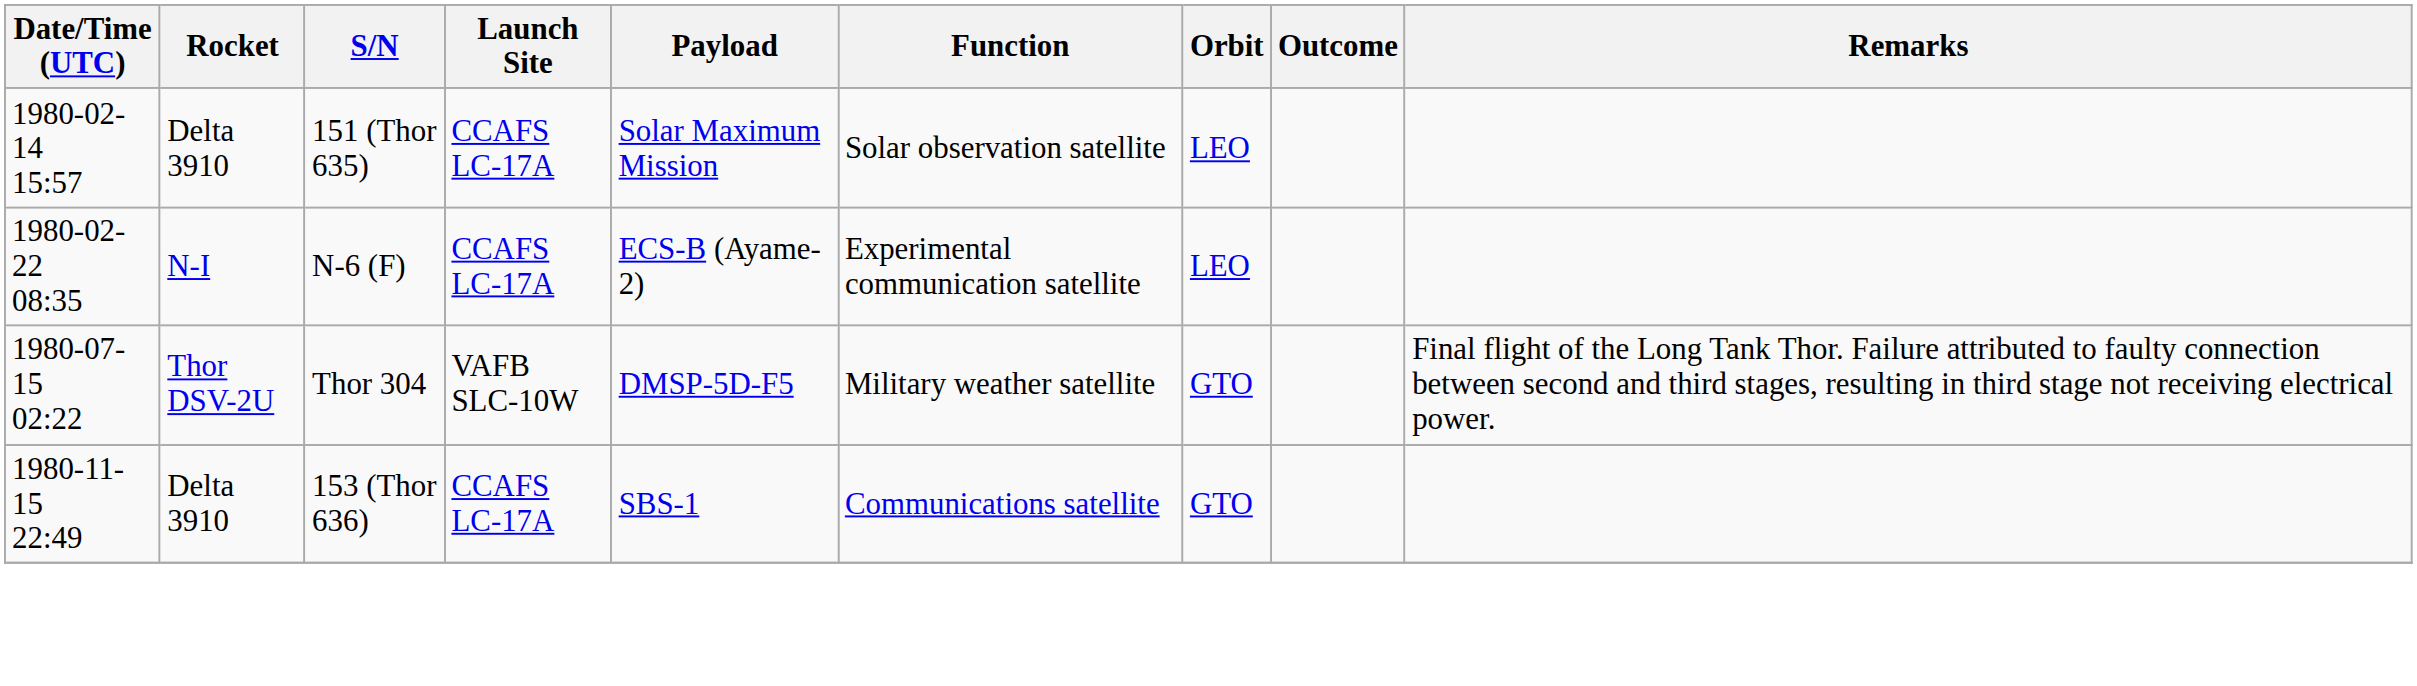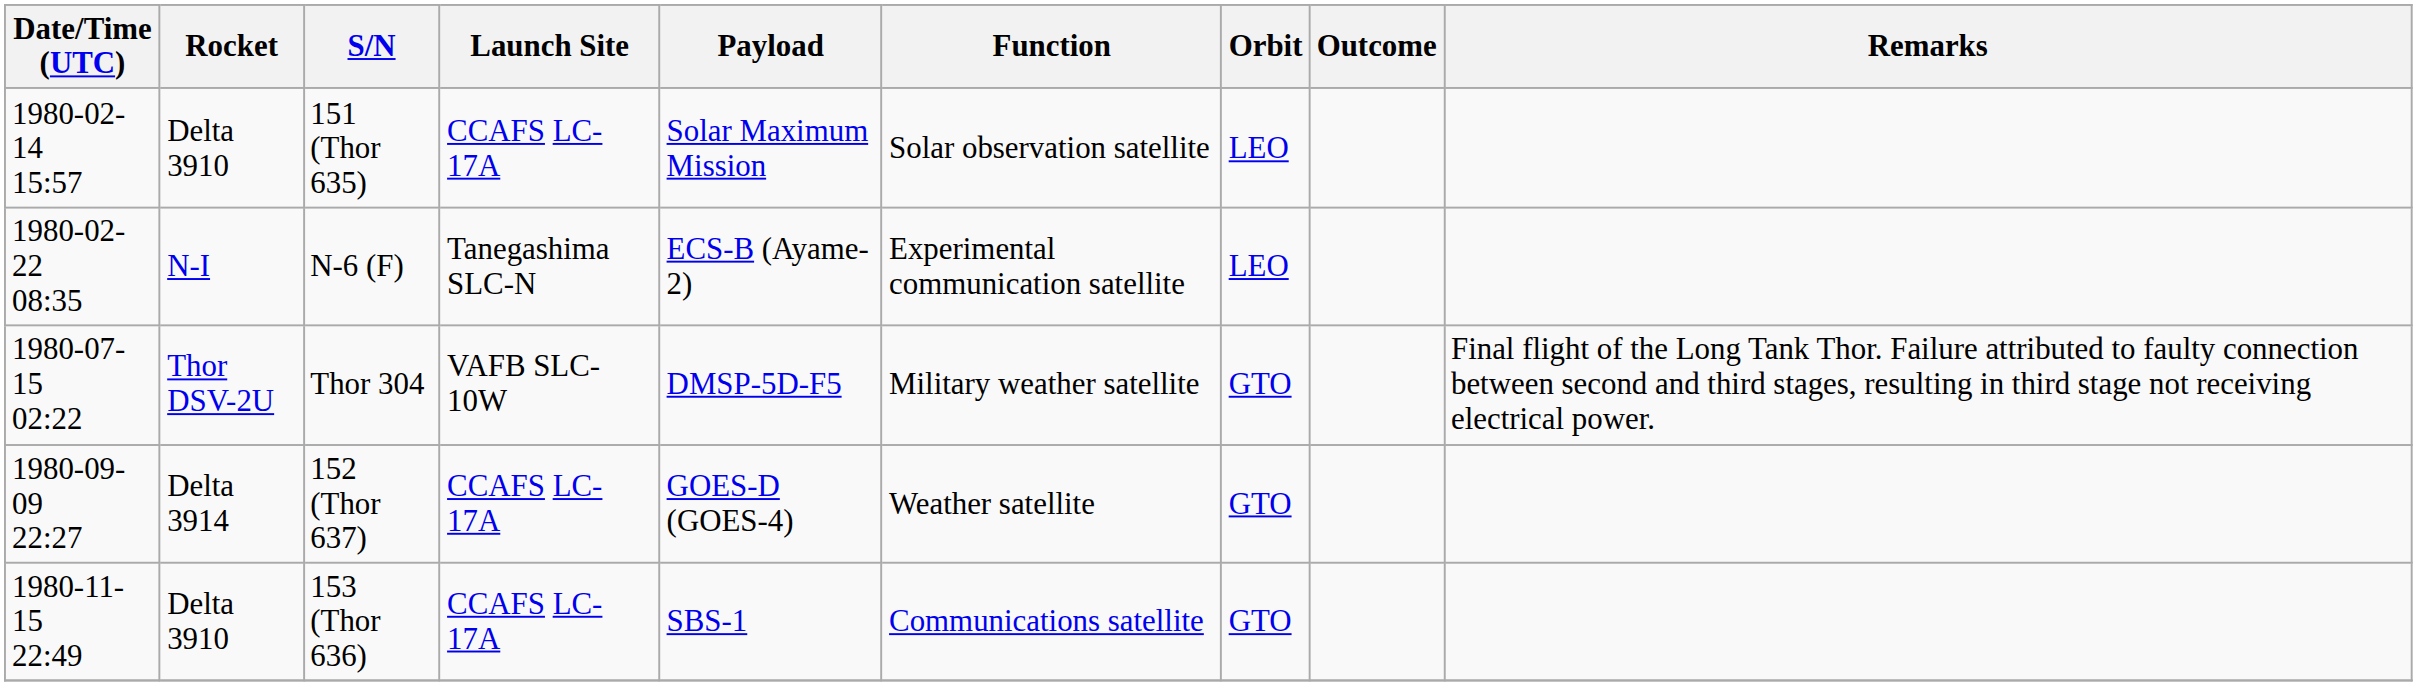(503, 265) CCAFS LC-17A -> (528, 265) Tanegashima SLC-N
+ row: (345, 502)
